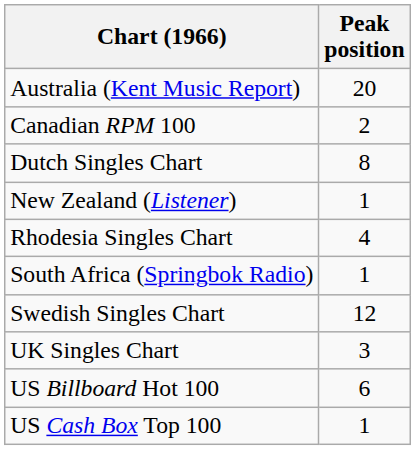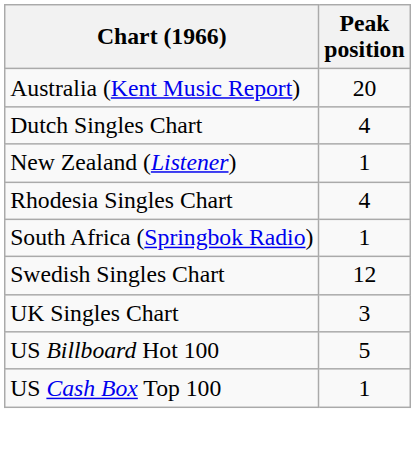- row: (103, 125)
(364, 162) 8 -> (364, 125) 4
(364, 387) 6 -> (364, 350) 5
